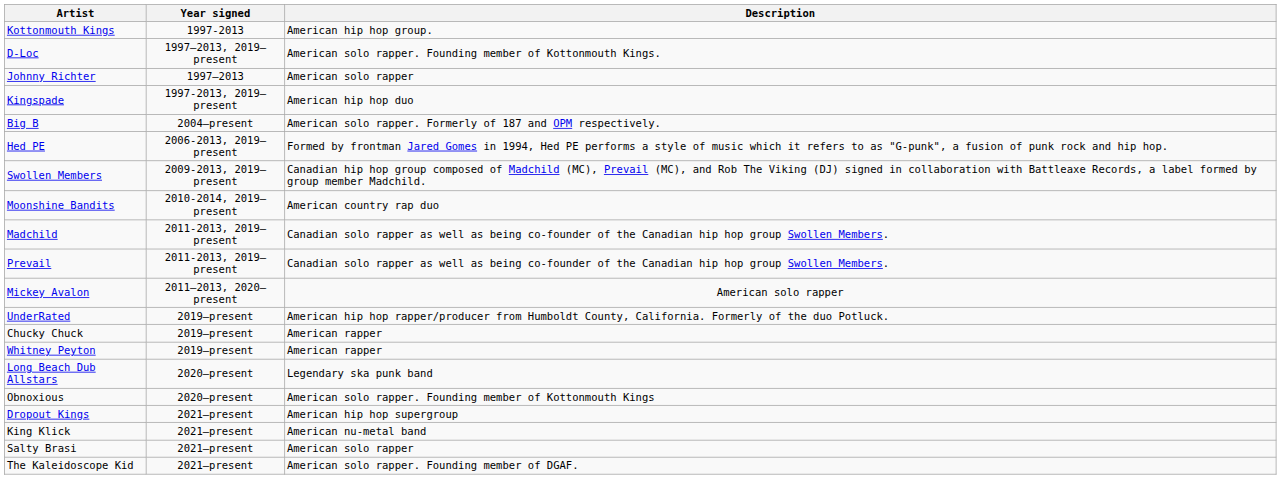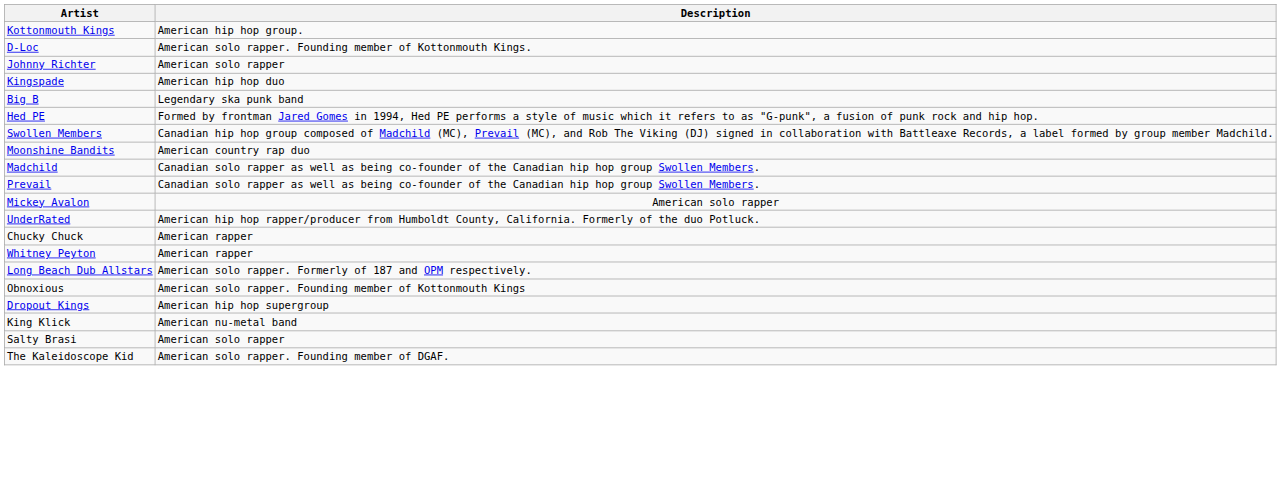- column: (215, 13)
(474, 123) American solo rapper. Formerly of 187 and OPM respectively. -> (231, 99) Legendary ska punk band
(360, 374) Legendary ska punk band -> (345, 270) American solo rapper. Formerly of 187 and OPM respectively.
